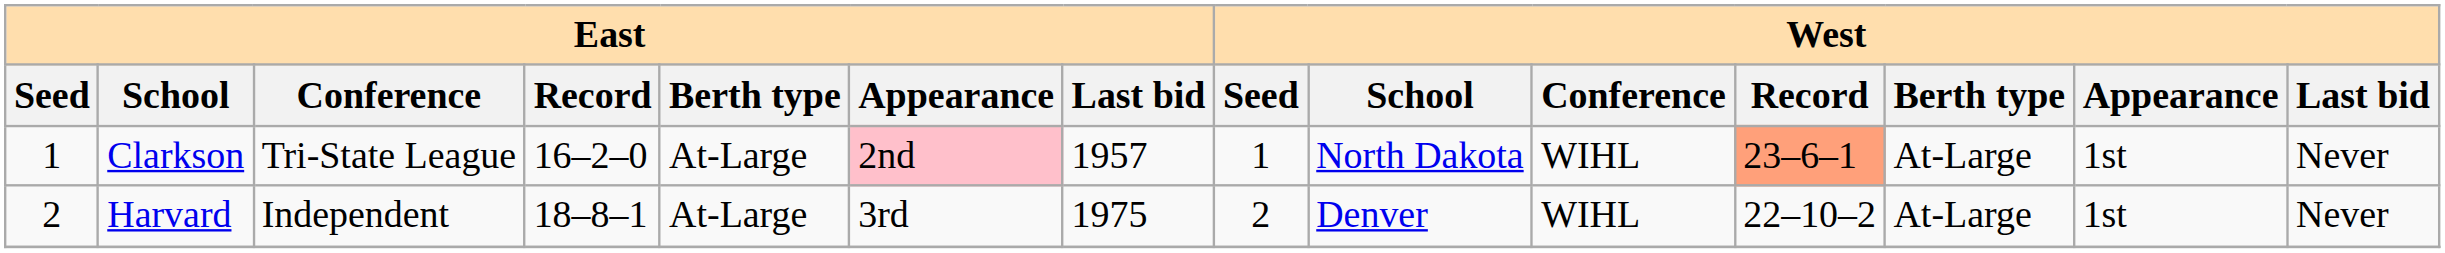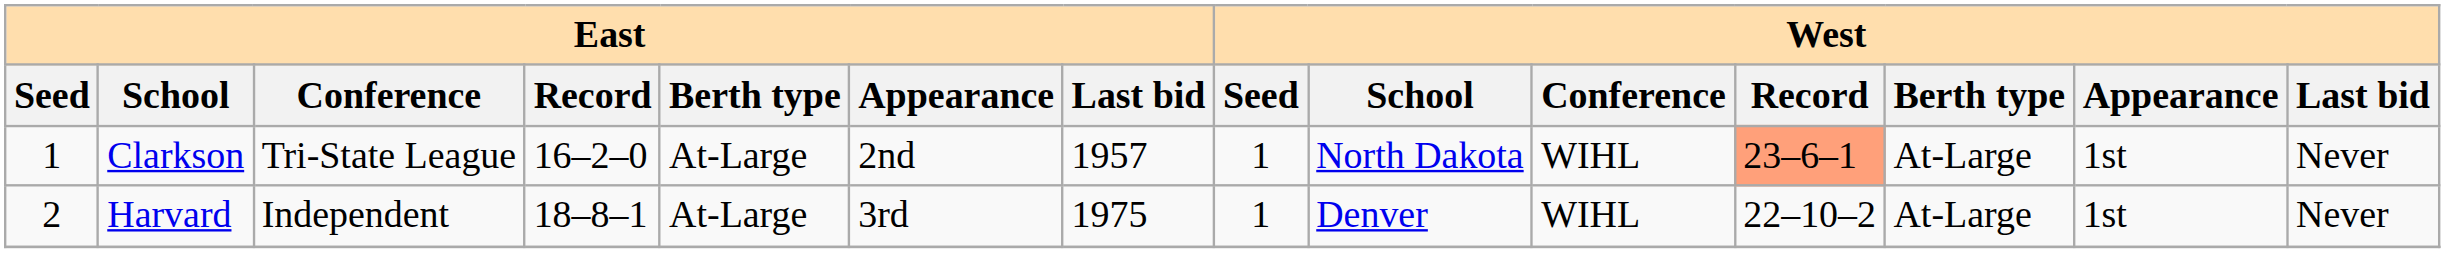(887, 154) pink background -> (887, 154) no background
(1261, 214) 2 -> (1261, 214) 1
